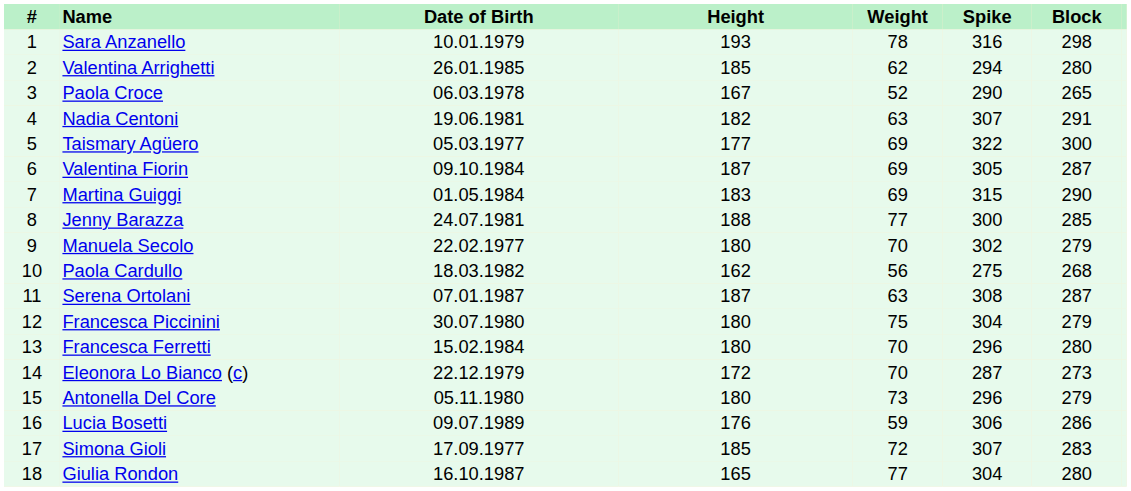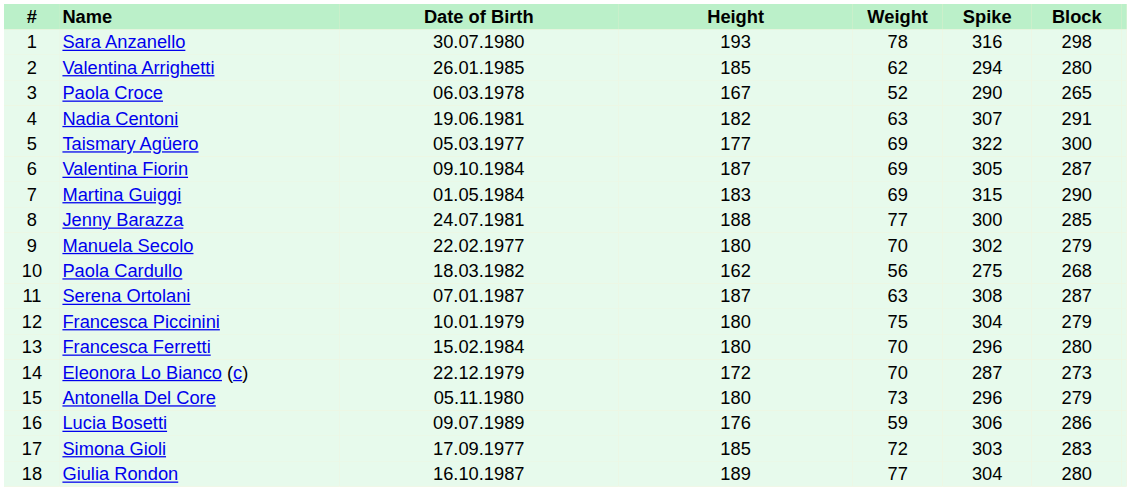(479, 42) 10.01.1979 -> (479, 42) 30.07.1980
(479, 322) 30.07.1980 -> (479, 322) 10.01.1979
(987, 448) 307 -> (987, 448) 303
(736, 474) 165 -> (736, 474) 189
